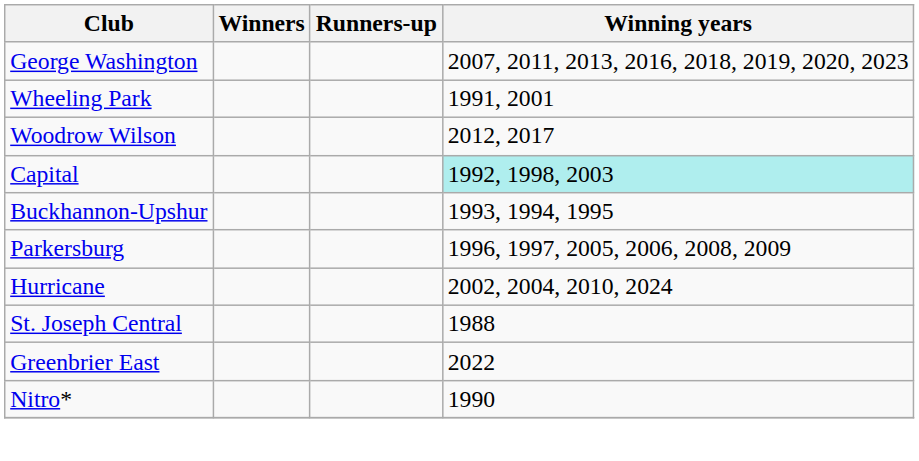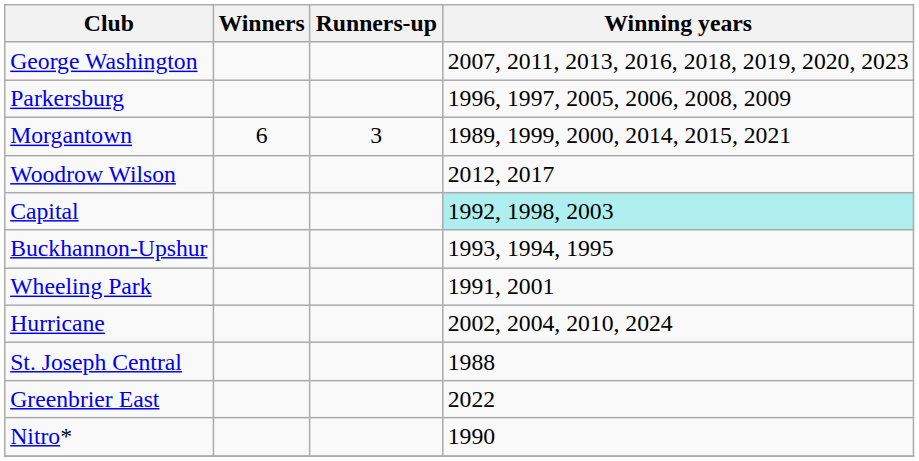rows swapped: (67, 248) <-> (81, 98)
+ row: (71, 135)
